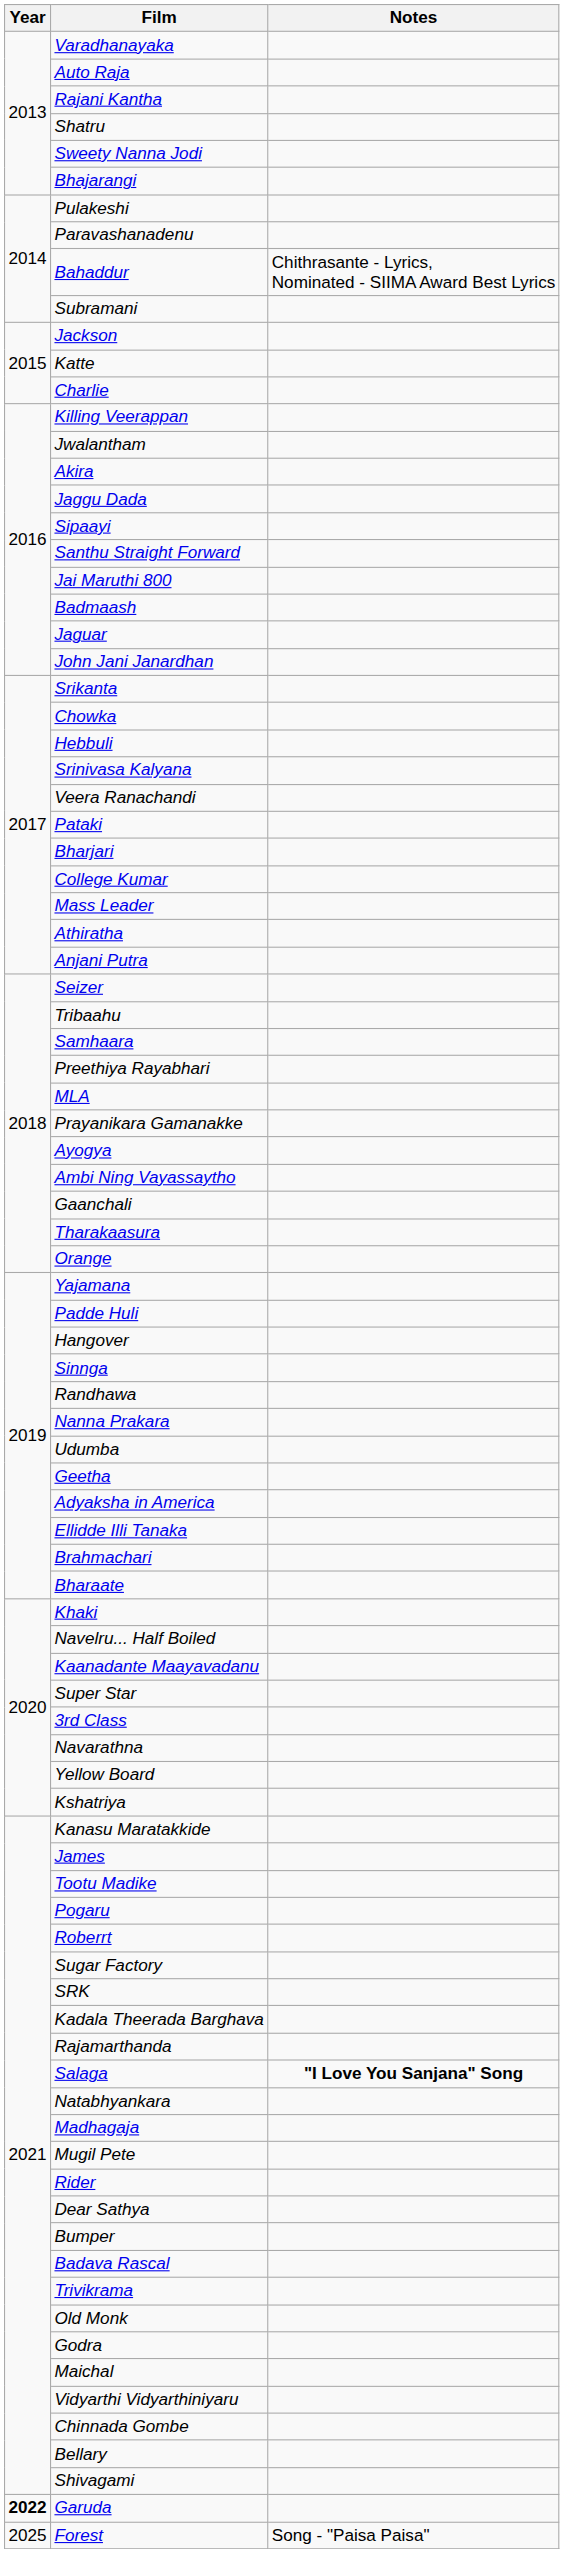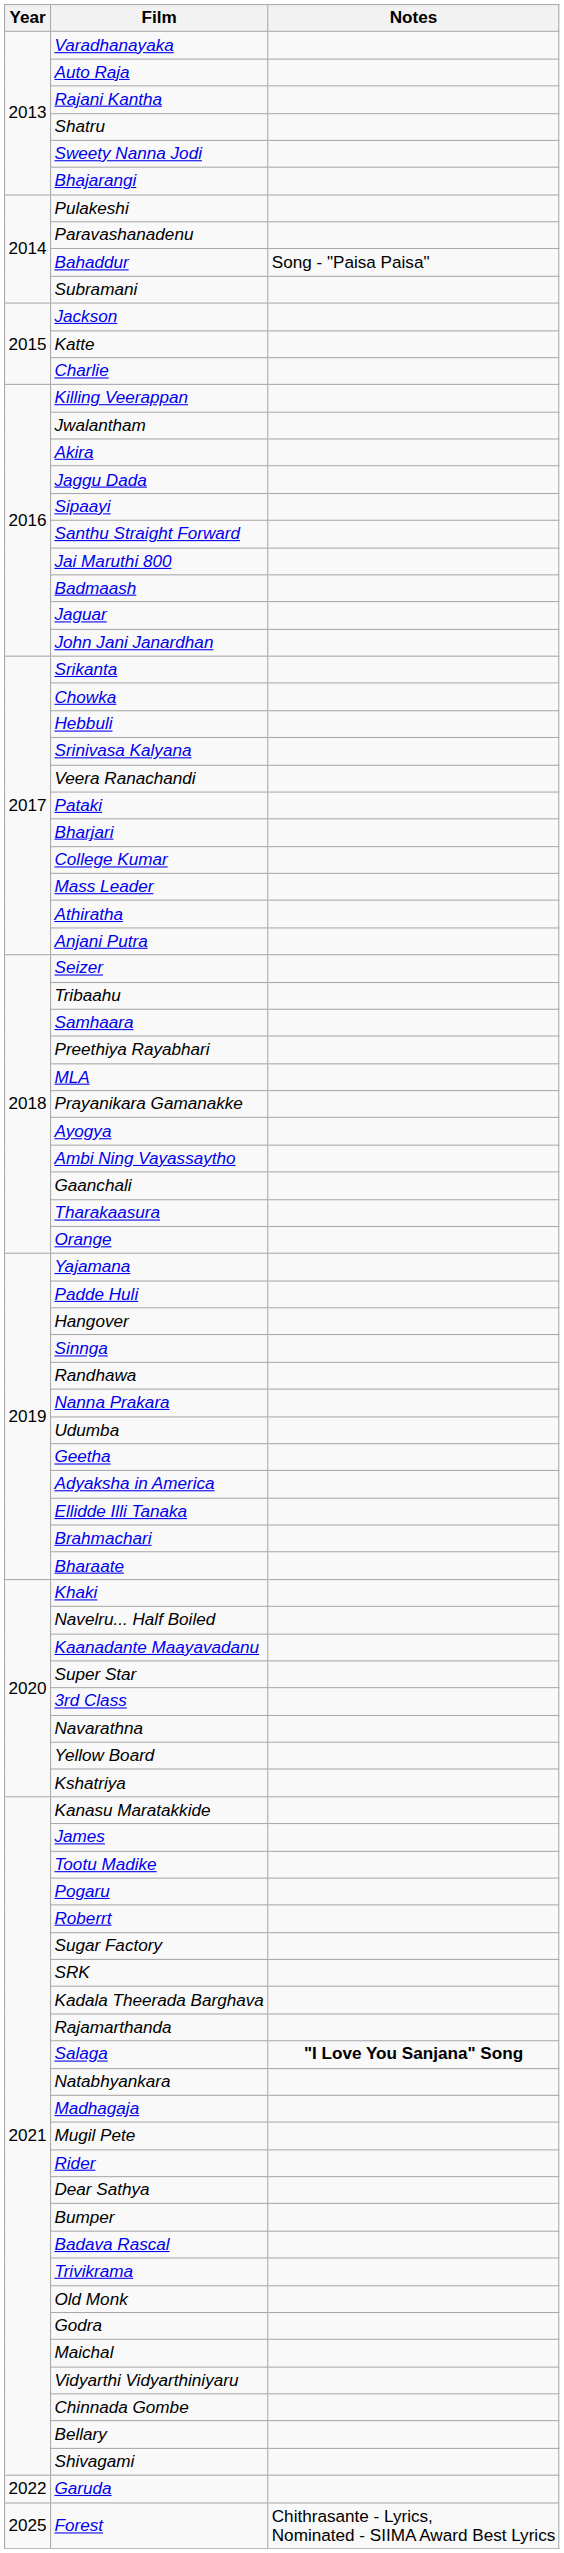(414, 272) Chithrasante - Lyrics, Nominated - SIIMA Award Best Lyrics -> (351, 262) Song - "Paisa Paisa"
(28, 2508) bold -> (28, 2488) normal
(351, 2535) Song - "Paisa Paisa" -> (414, 2525) Chithrasante - Lyrics, Nominated - SIIMA Award Best Lyrics
